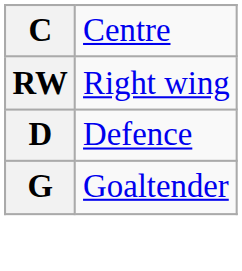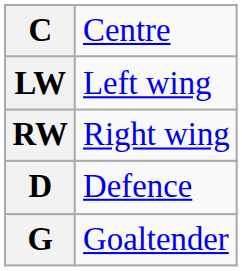+ row: (40, 82)
